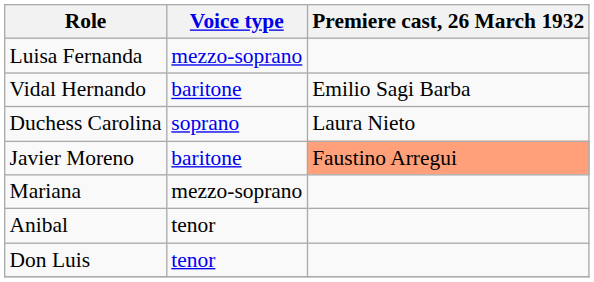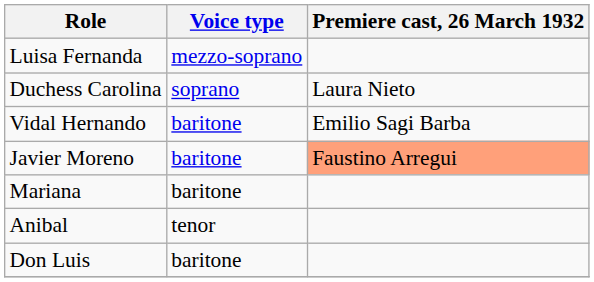rows swapped: (78, 89) <-> (86, 123)
(237, 191) mezzo-soprano -> (206, 191) baritone
(193, 259) tenor -> (206, 259) baritone
